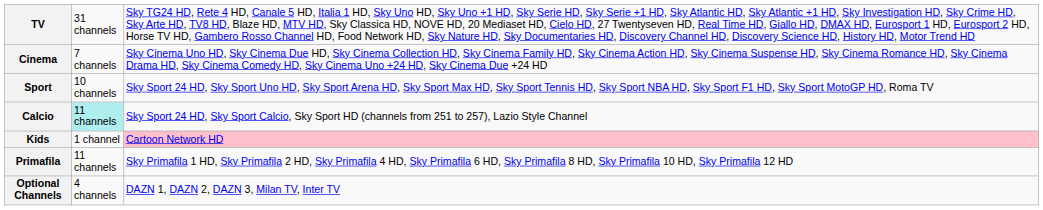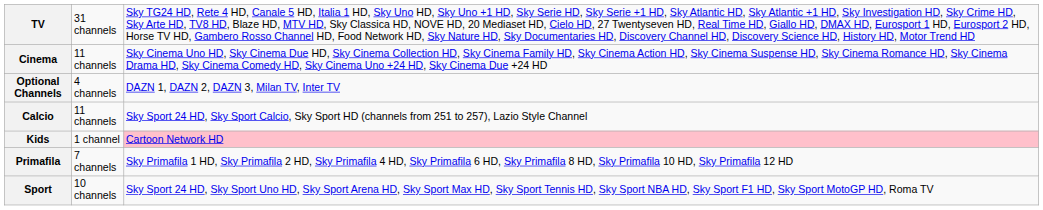(95, 59) 7 channels -> (95, 59) 11 channels
rows swapped: (38, 87) <-> (38, 190)
(95, 116) paleturquoise background -> (95, 116) no background
(95, 161) 11 channels -> (95, 161) 7 channels
